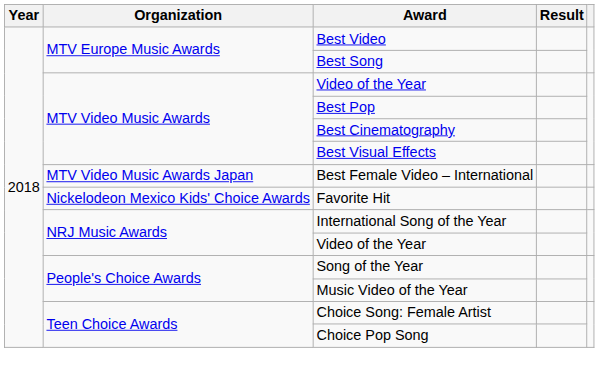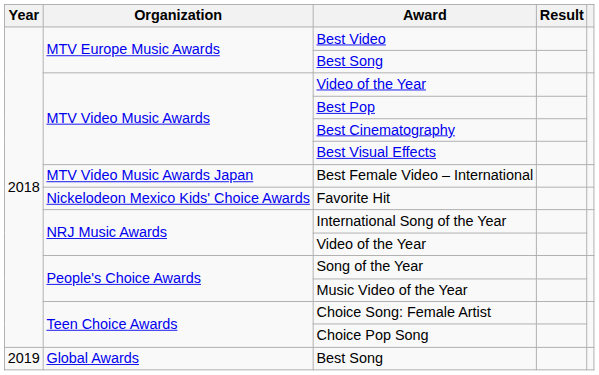+ row: (93, 358)
